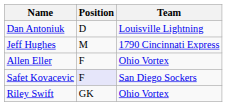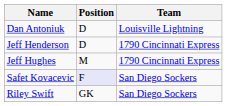+ row: (38, 45)
- row: (29, 61)
(144, 93) Ohio Vortex -> (158, 93) San Diego Sockers
